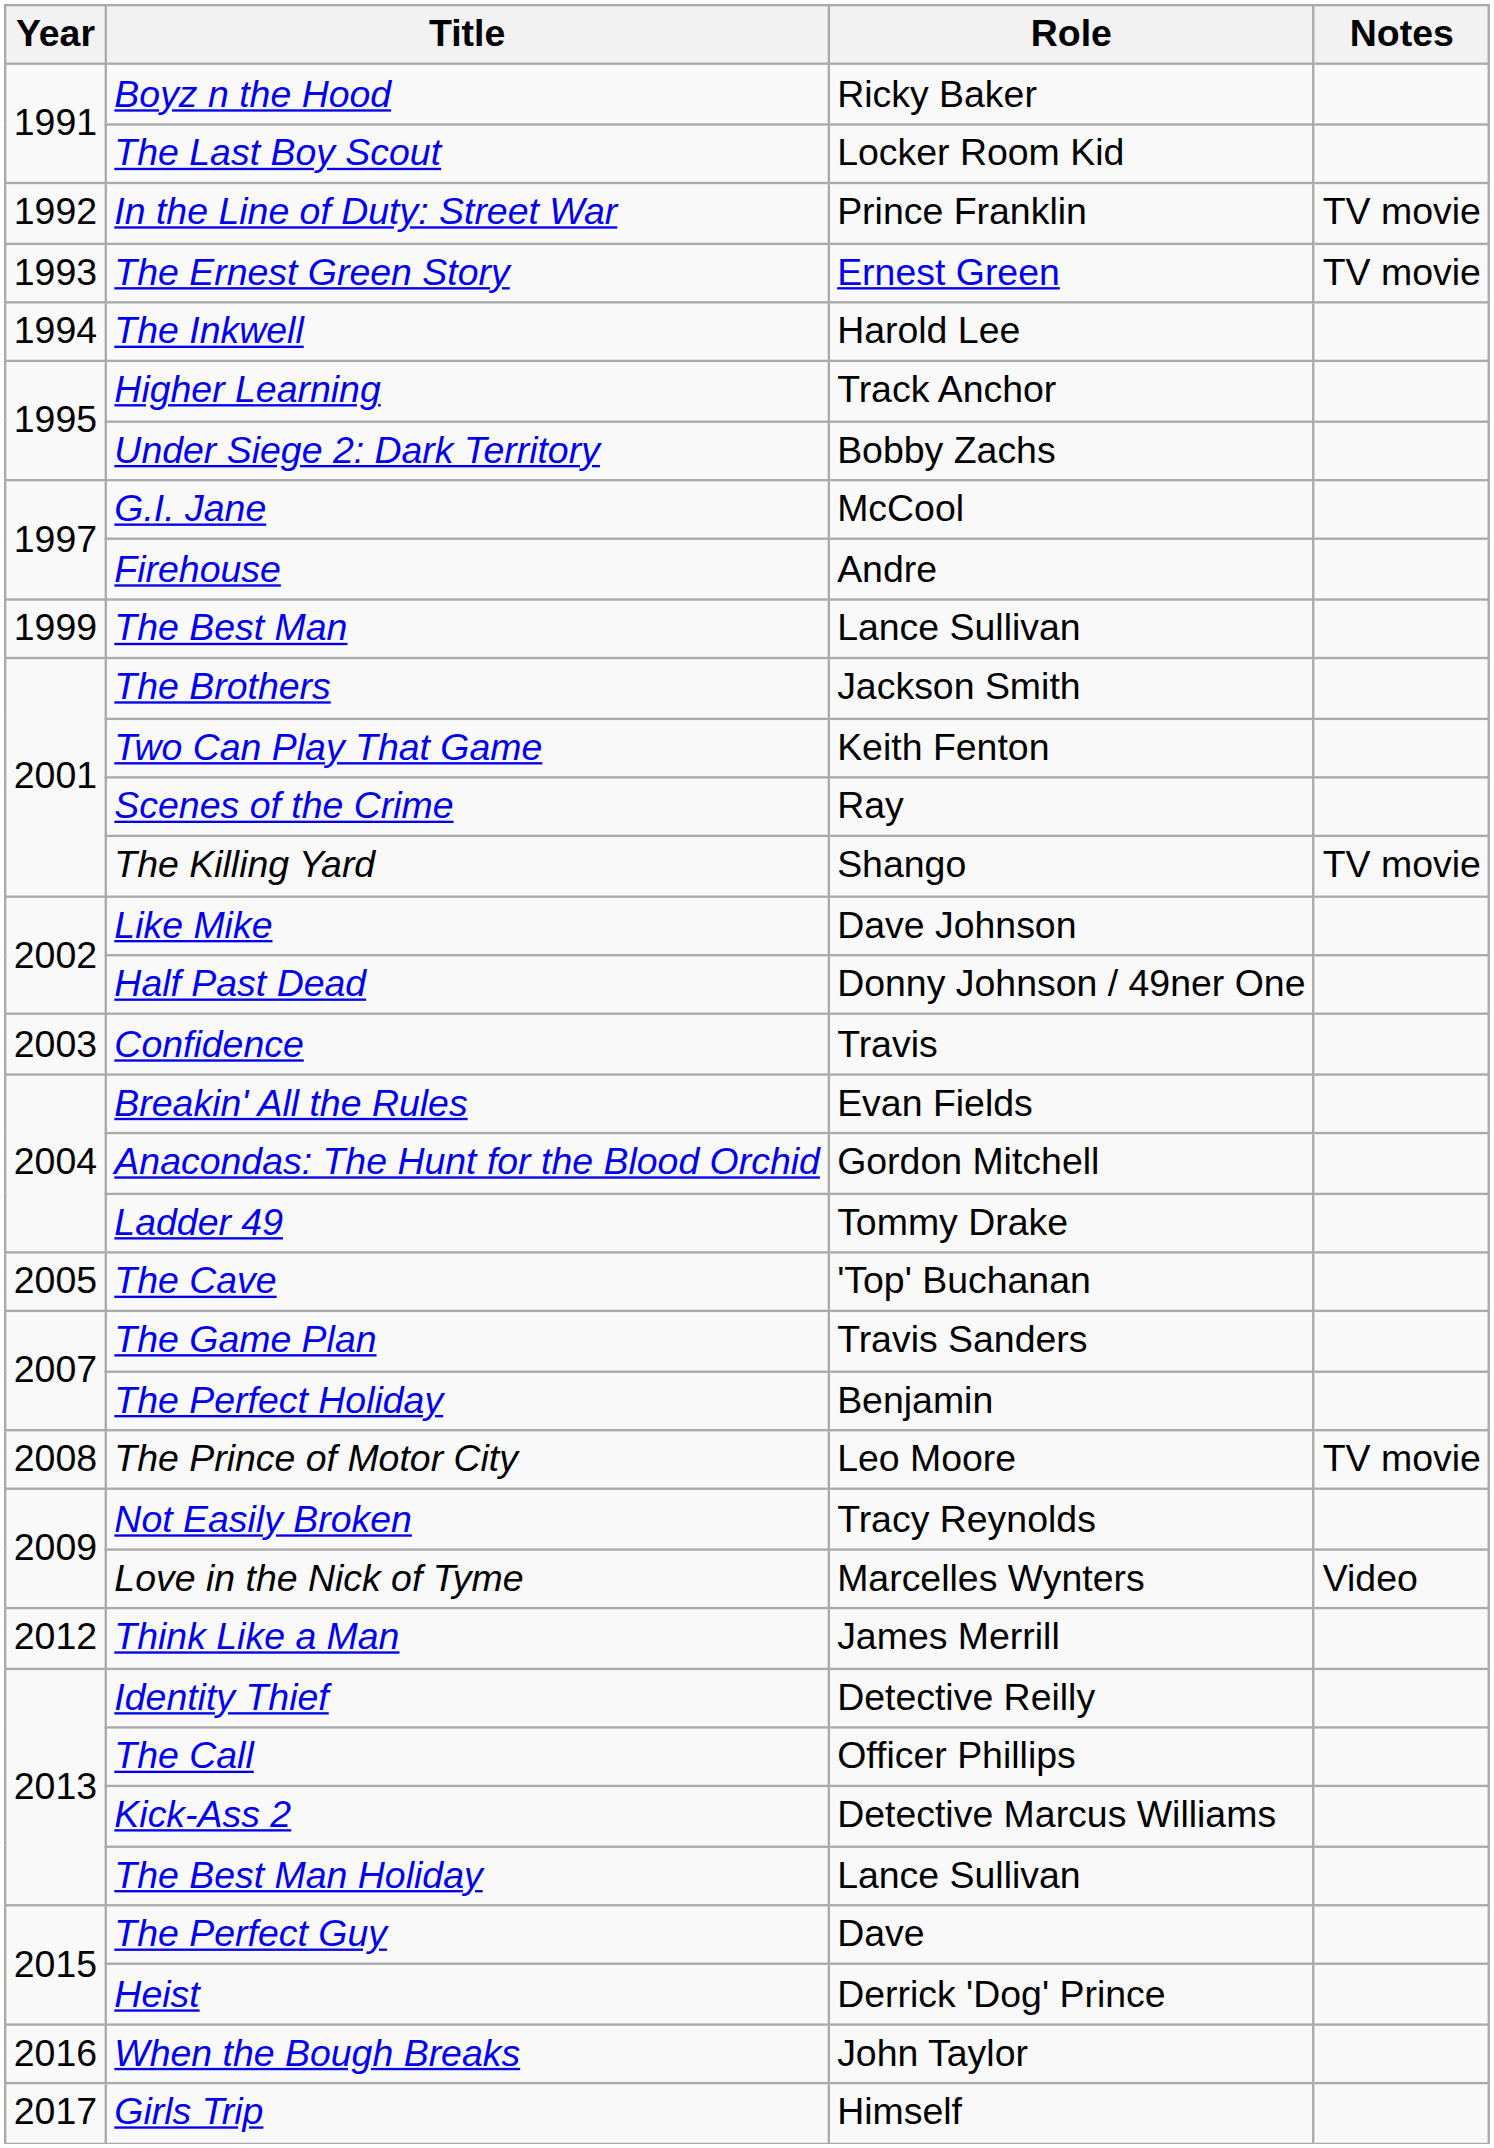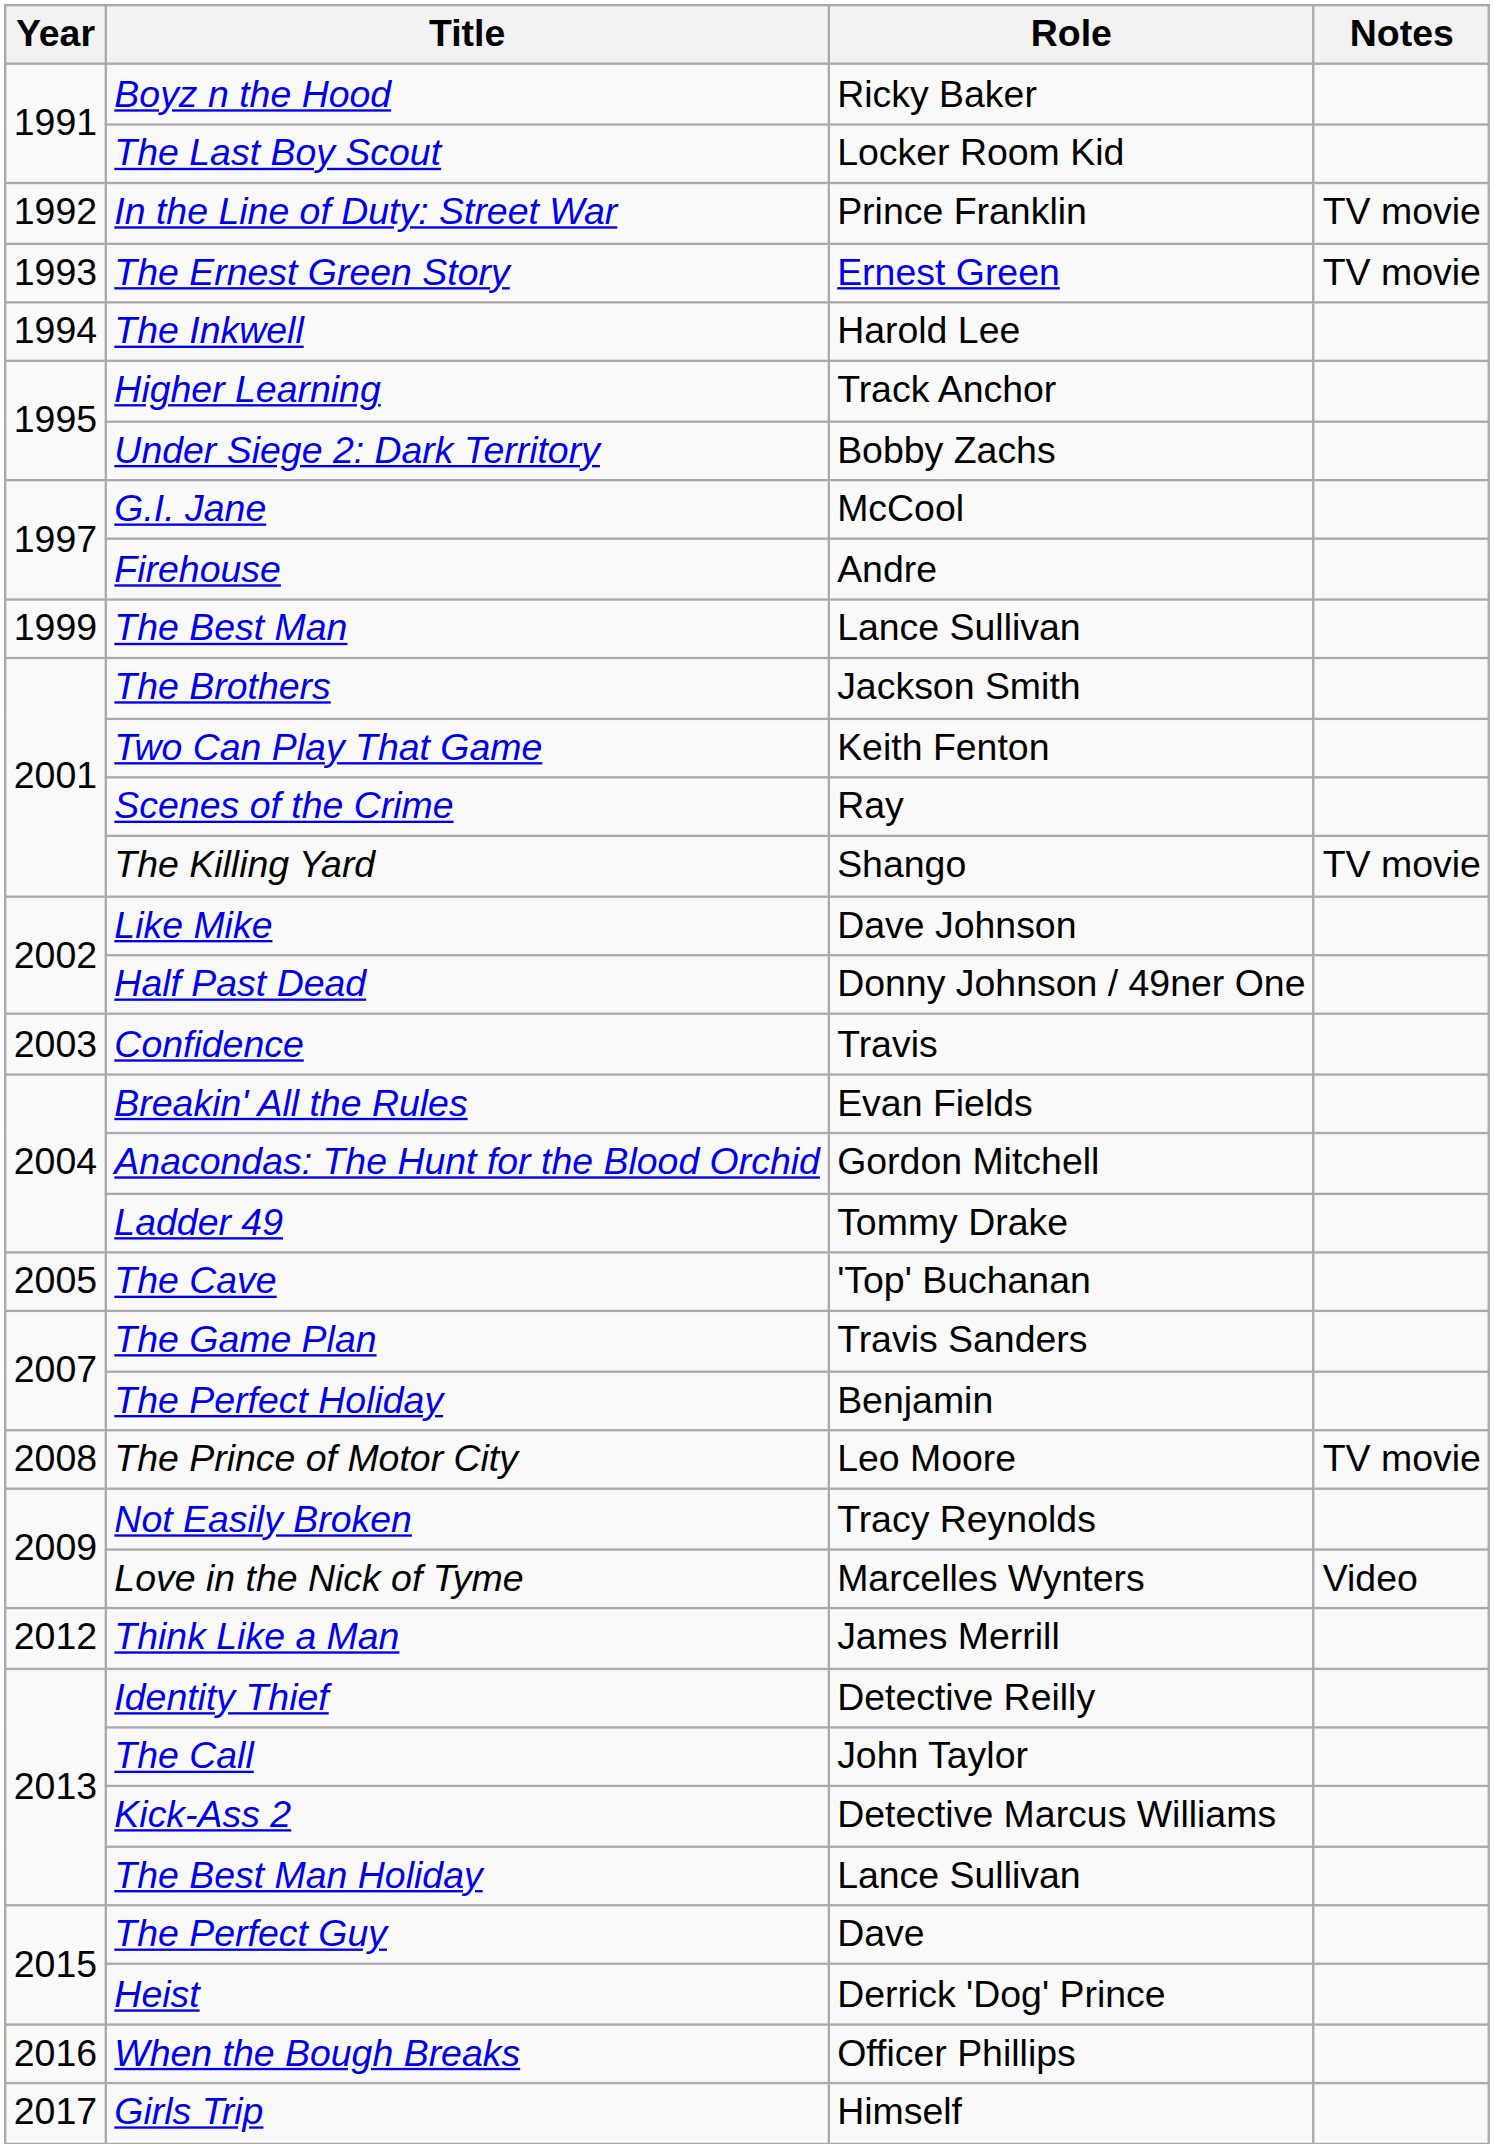(956, 1756) Officer Phillips -> (933, 1756) John Taylor
(933, 2053) John Taylor -> (956, 2053) Officer Phillips
